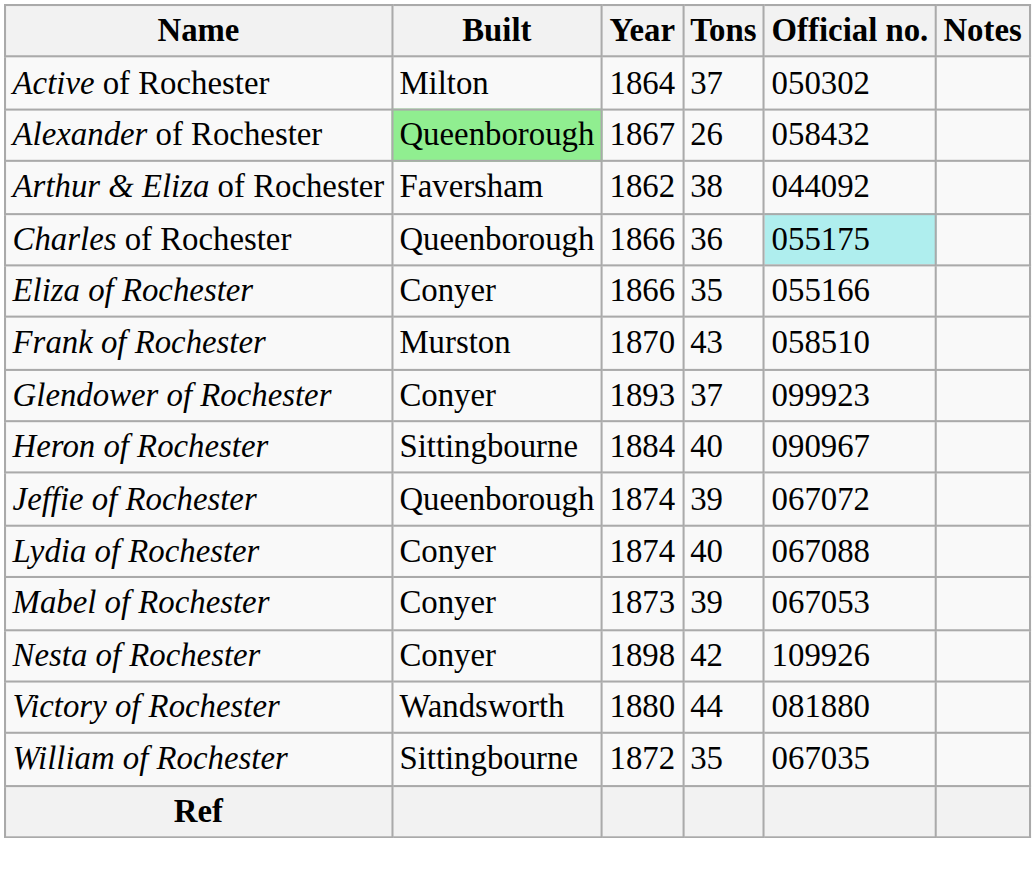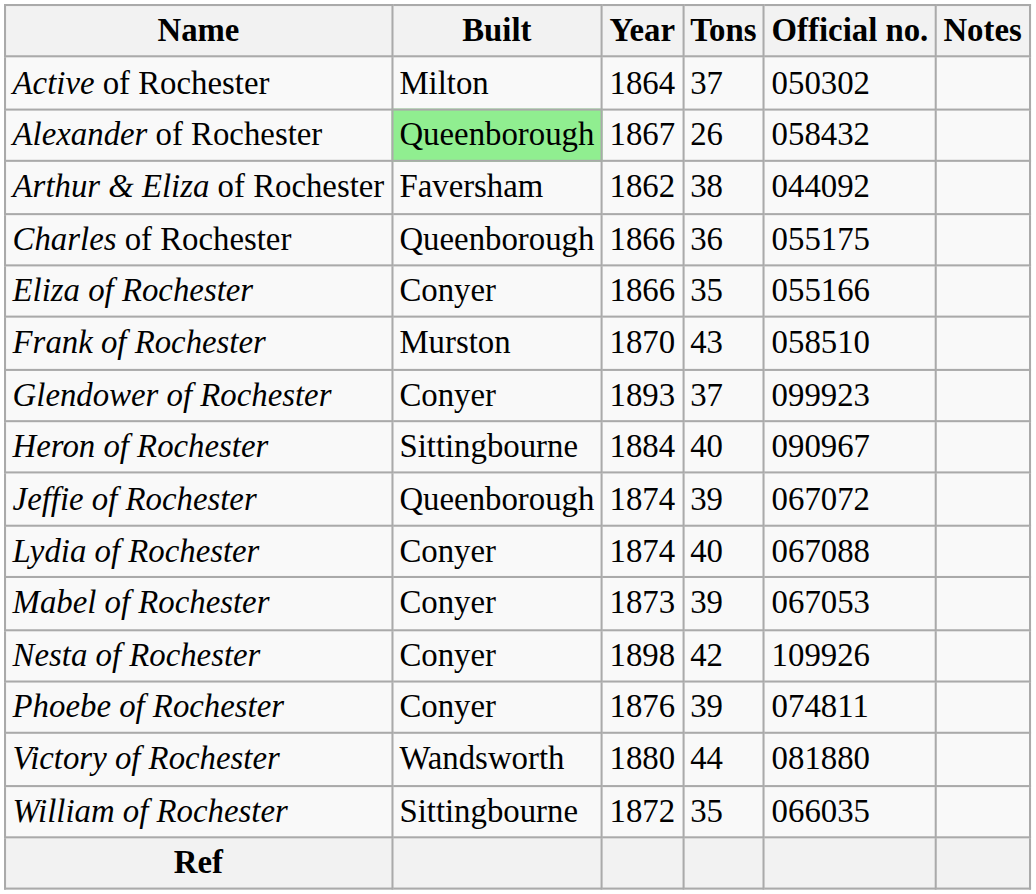(821, 238) paleturquoise background -> (821, 238) no background
+ row: (148, 706)
(821, 758) 067035 -> (821, 810) 066035
